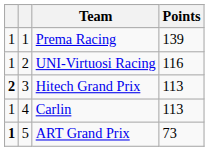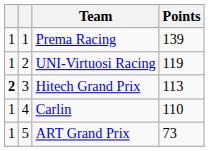(173, 62) 116 -> (173, 62) 119
(173, 110) 113 -> (173, 110) 110
(11, 133) bold -> (11, 133) normal
